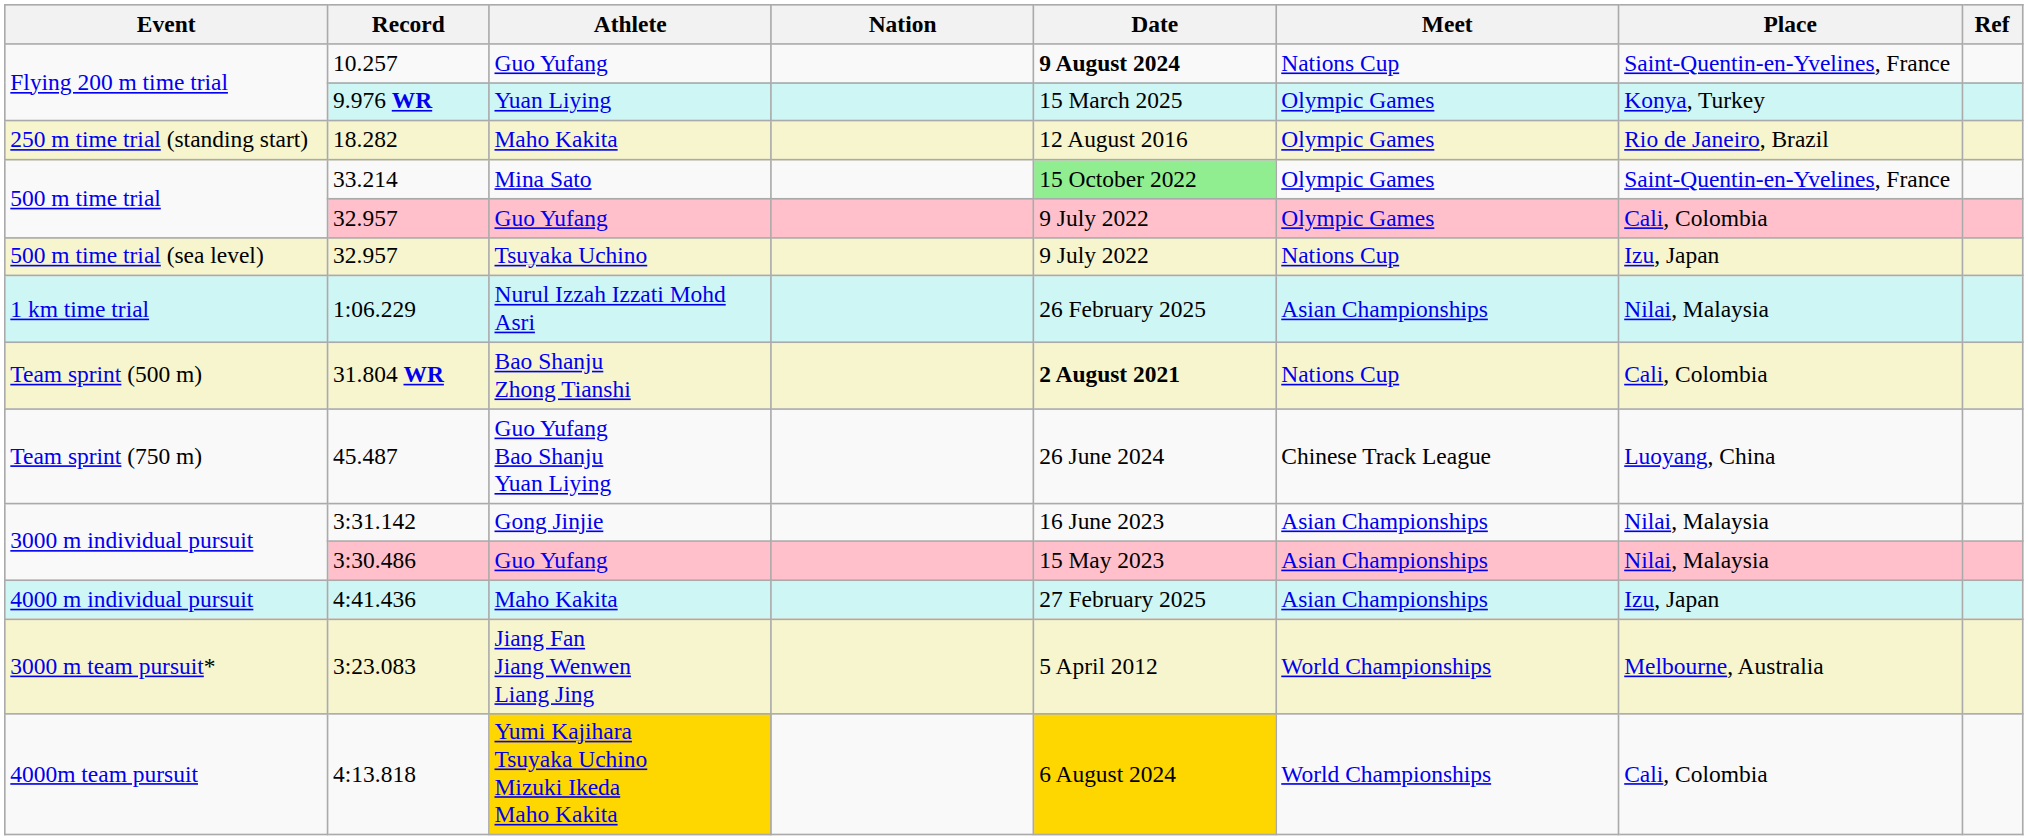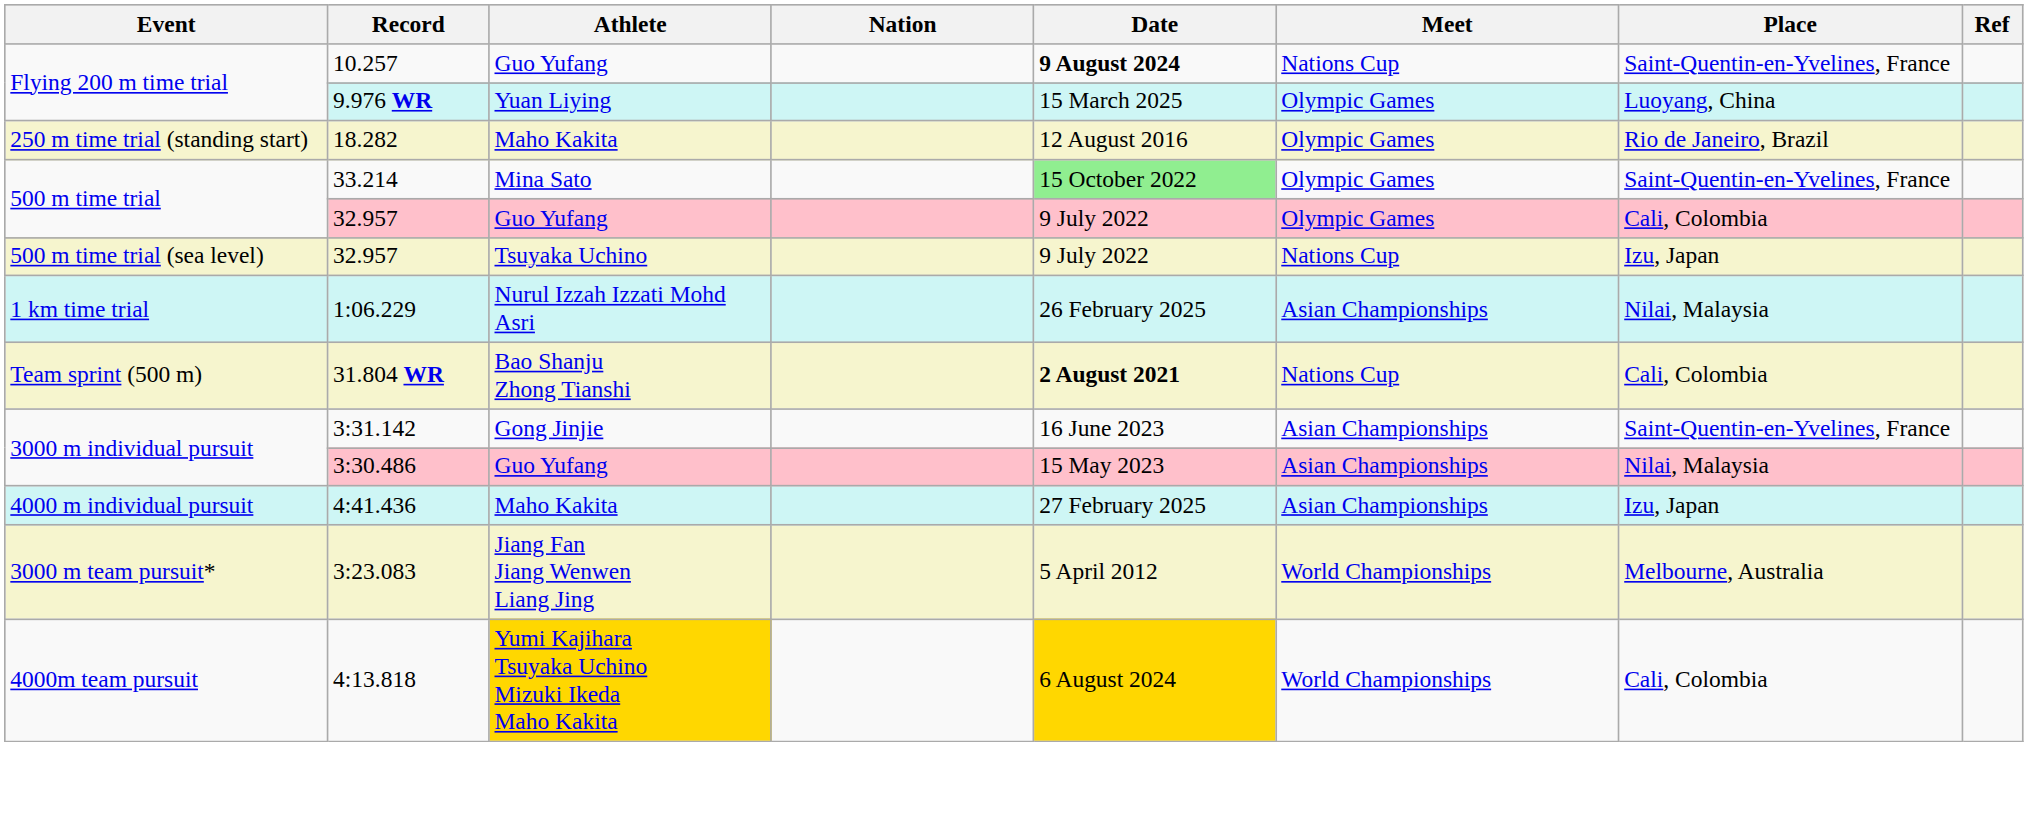(1695, 101) Konya, Turkey -> (1700, 101) Luoyang, China
- row: (106, 455)
(1697, 522) Nilai, Malaysia -> (1787, 428) Saint-Quentin-en-Yvelines, France
